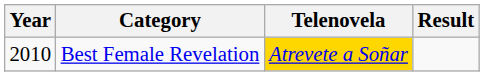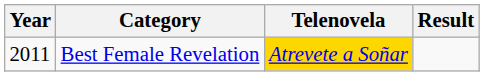(30, 53) 2010 -> (30, 53) 2011
